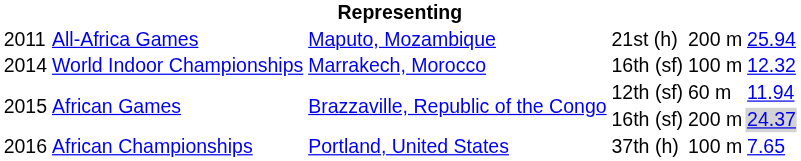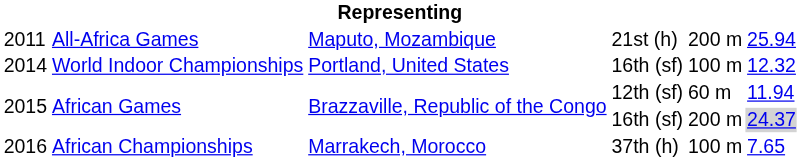(397, 66) Marrakech, Morocco -> (409, 66) Portland, United States
(409, 146) Portland, United States -> (397, 146) Marrakech, Morocco
